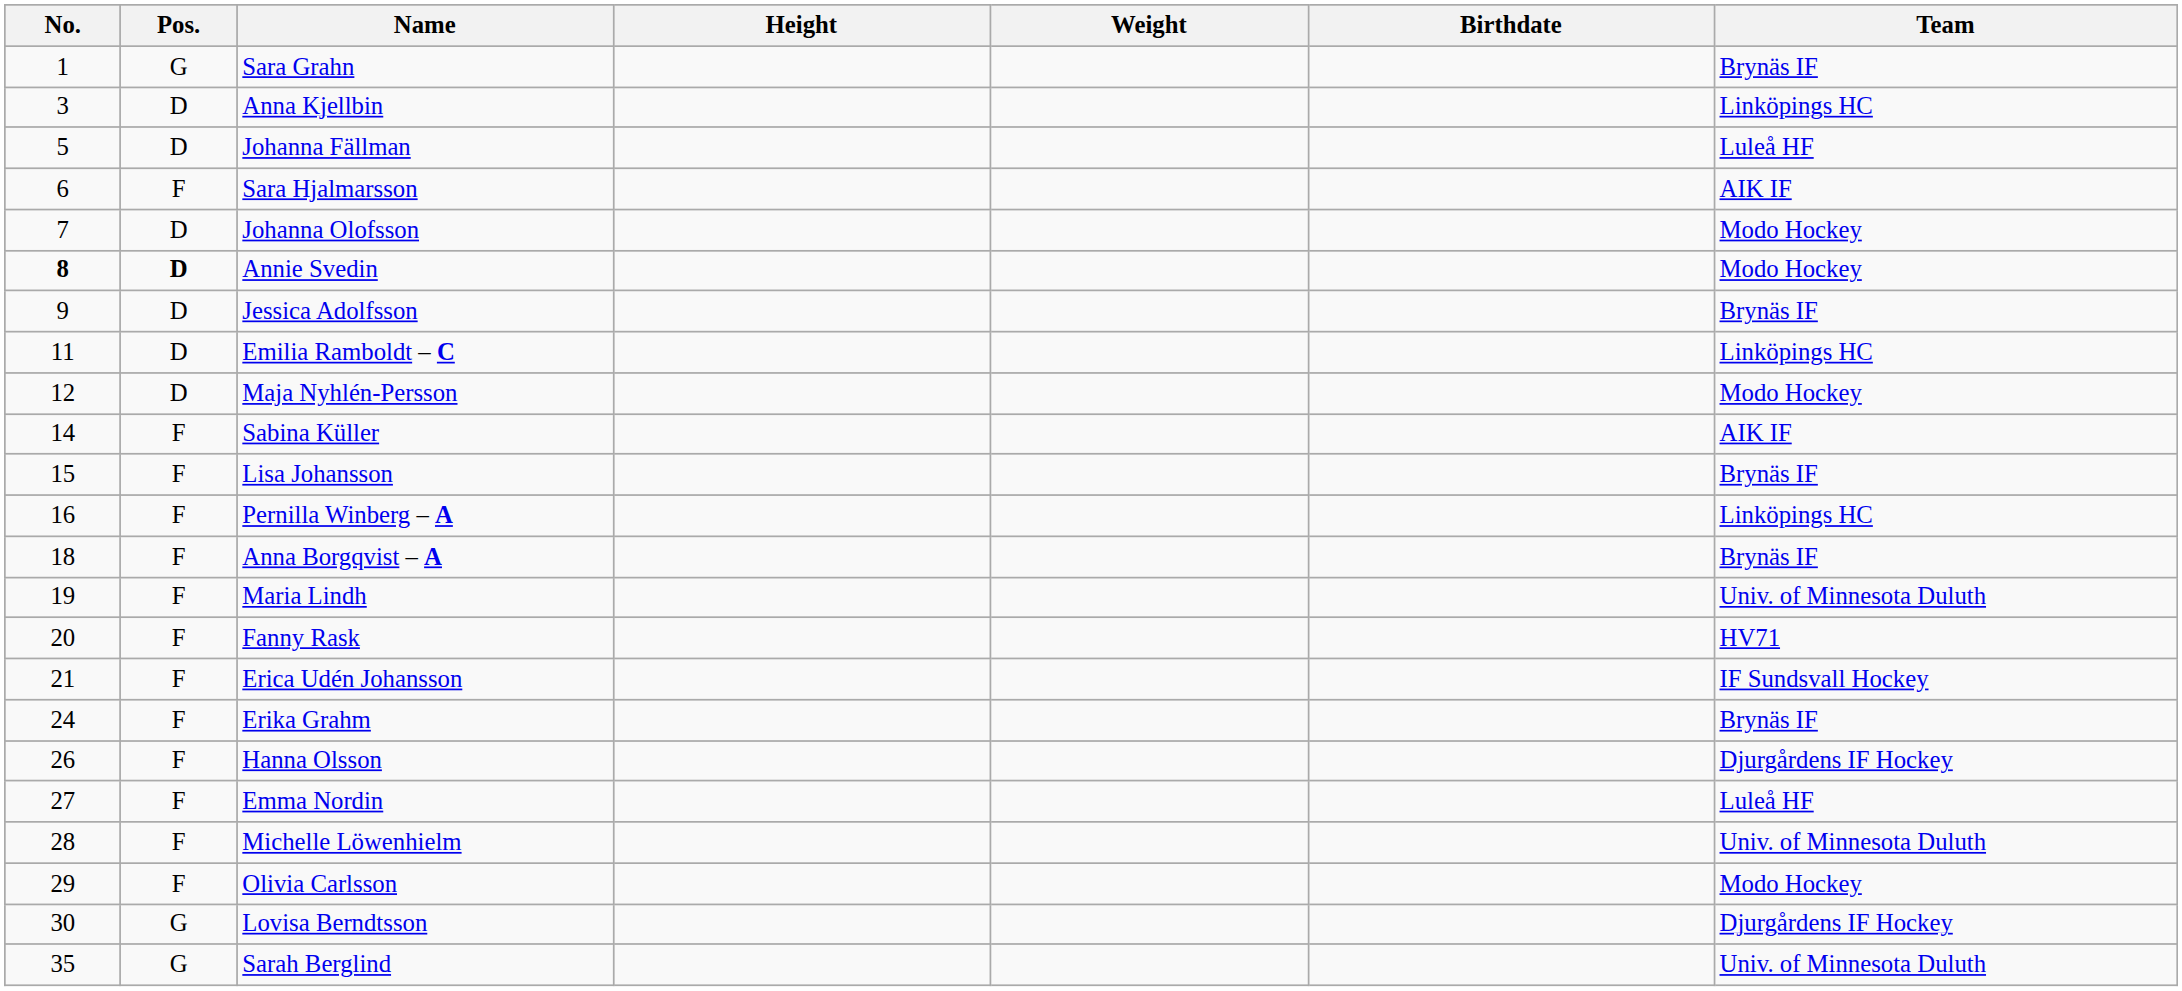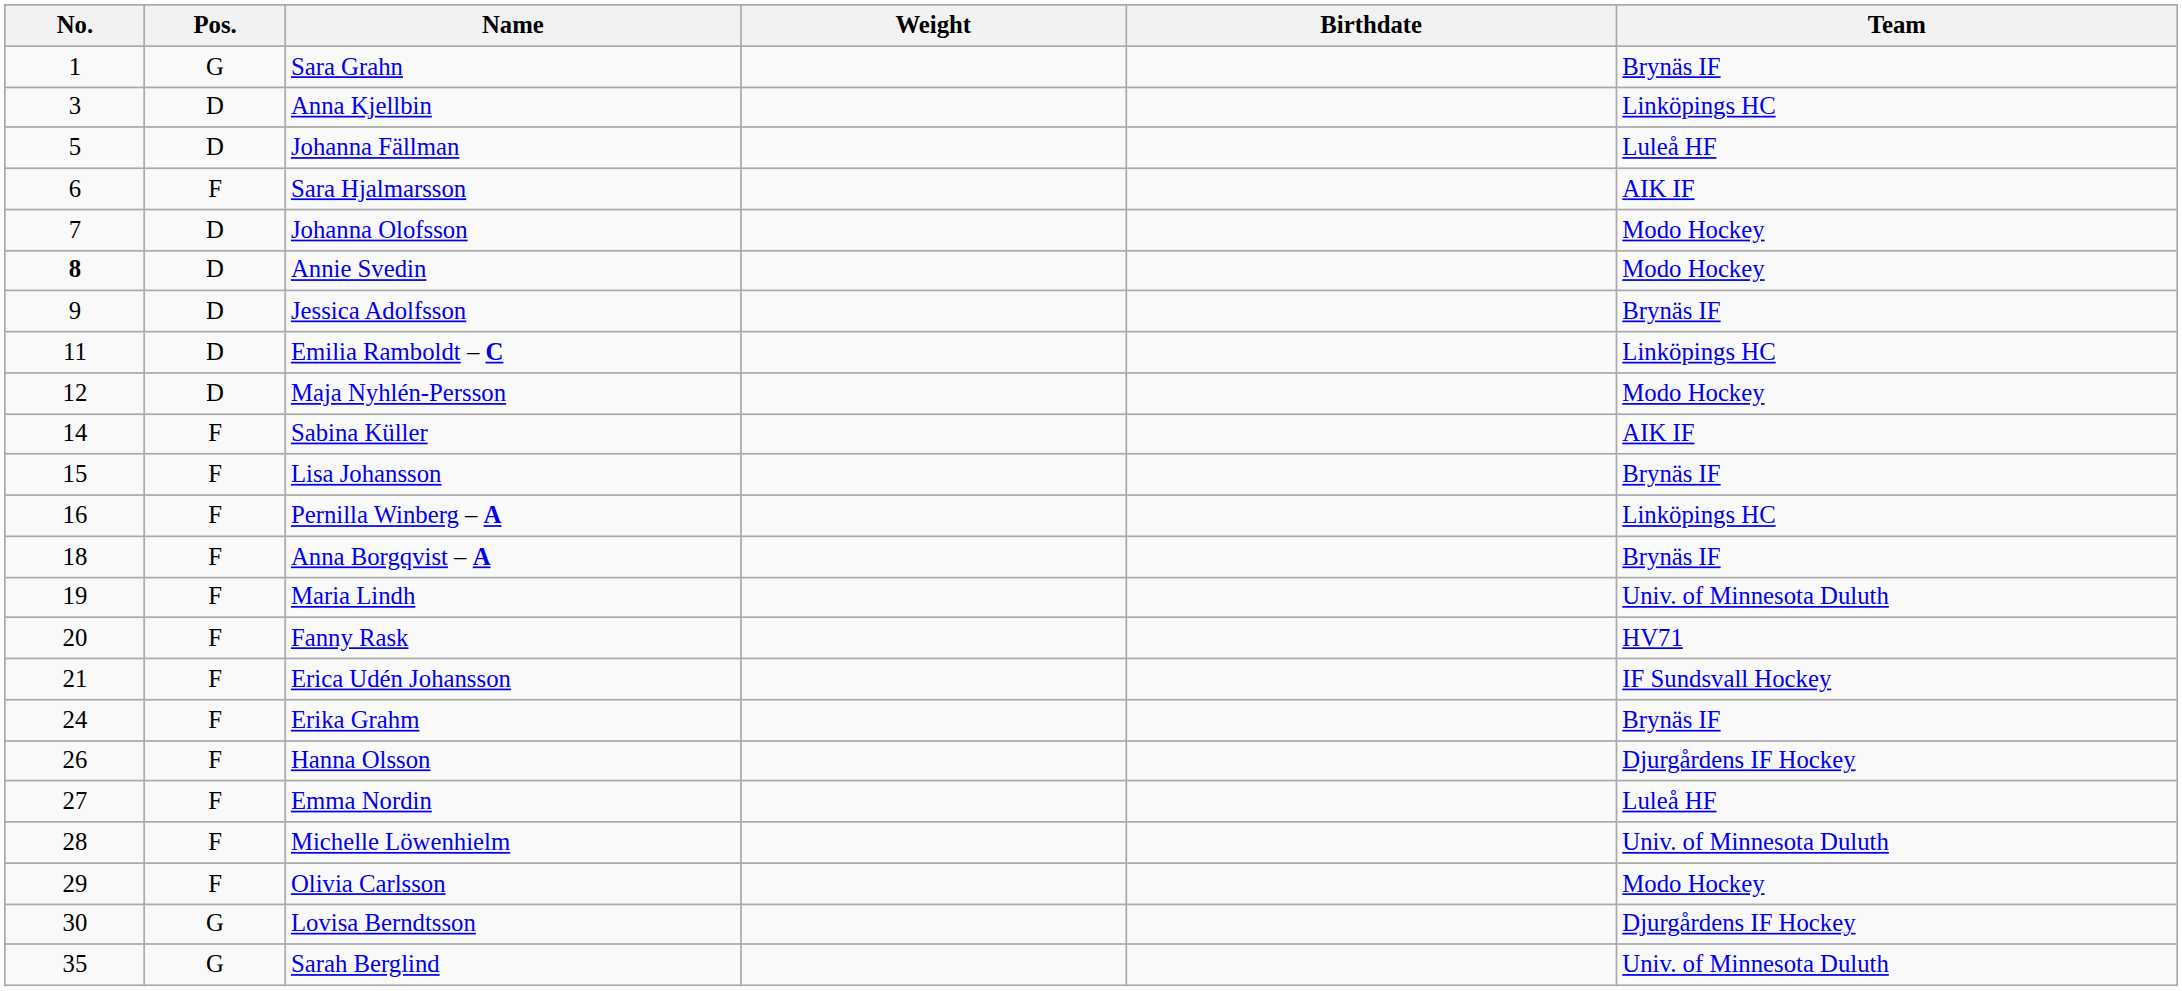- column: (801, 25)
(179, 270) bold -> (215, 270) normal
